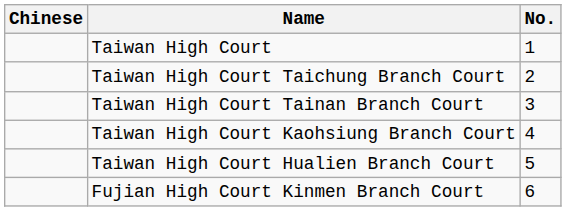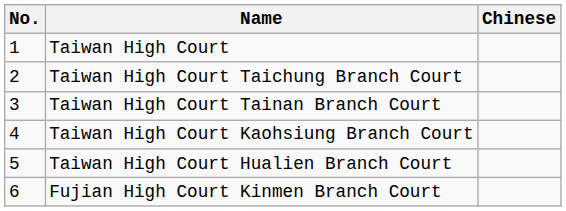columns swapped: (540, 19) <-> (46, 19)
